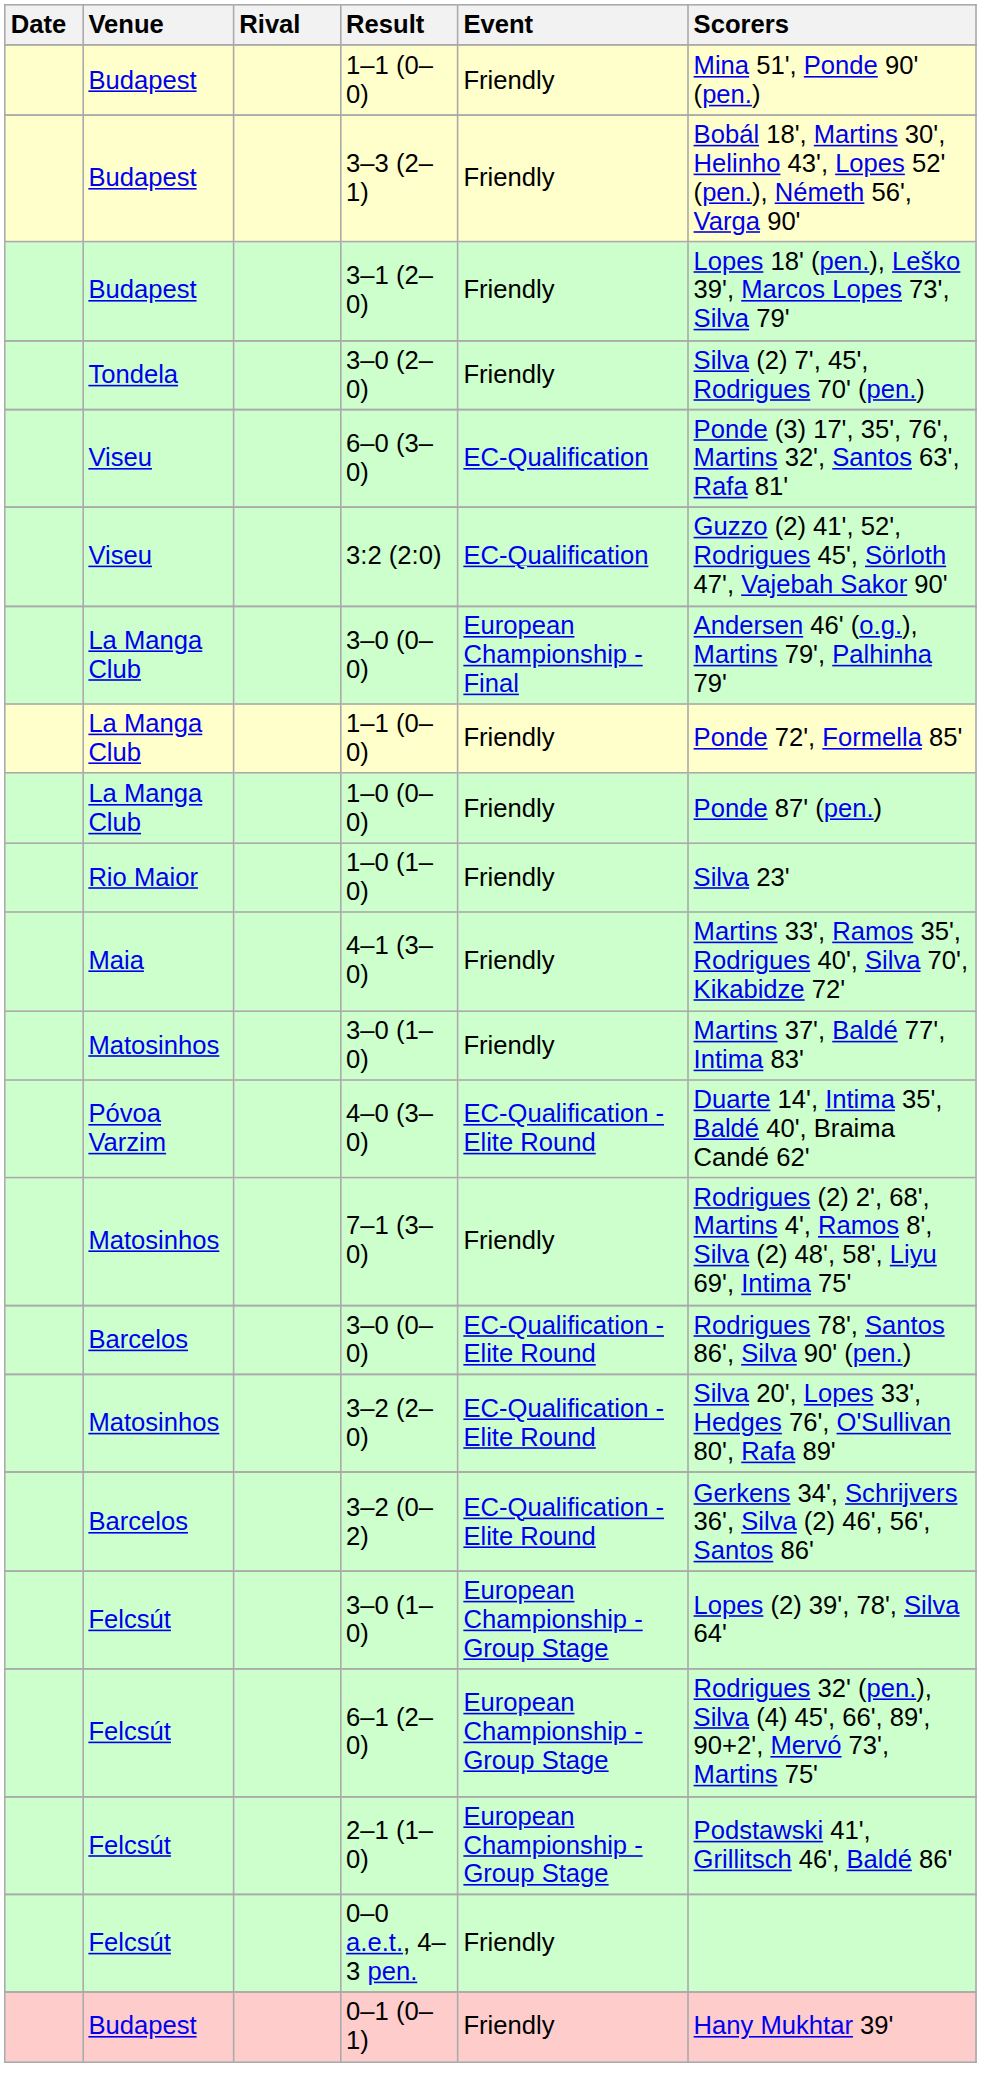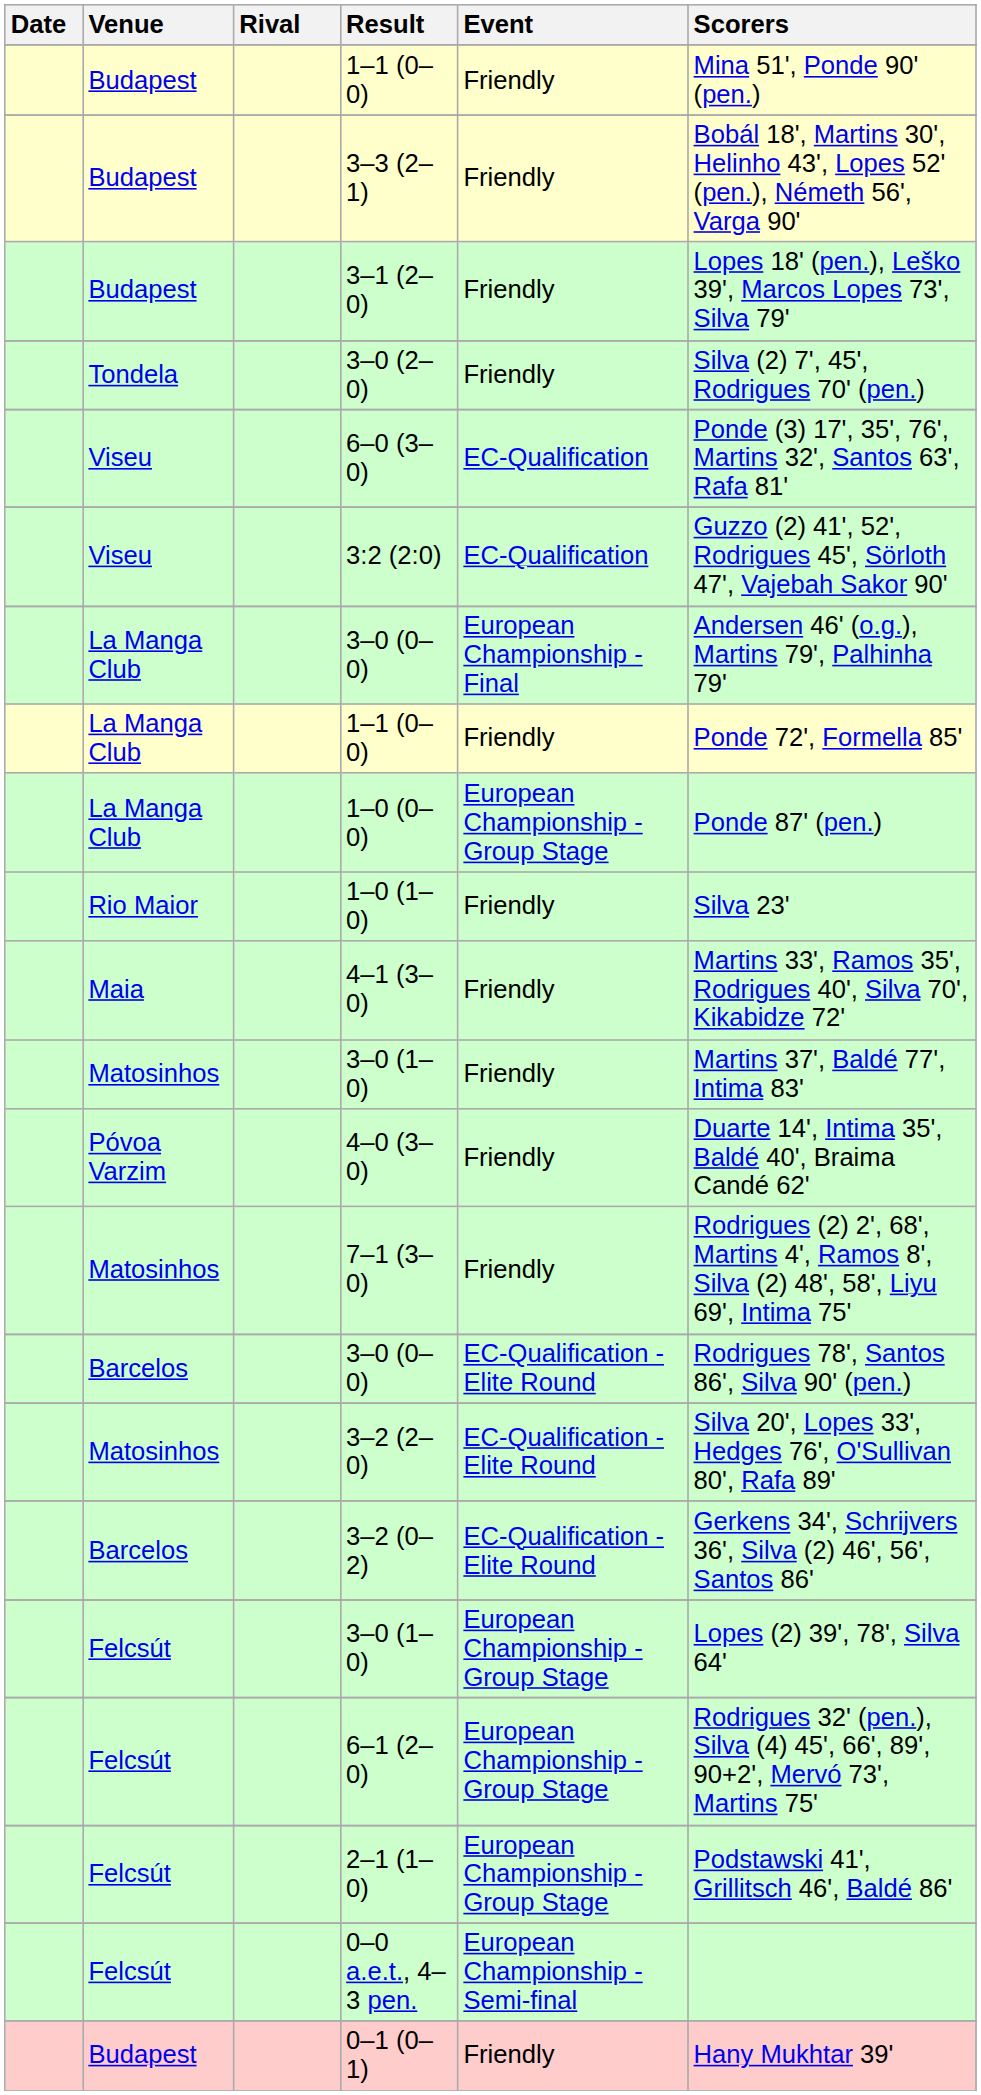(509, 807) Friendly -> (553, 822) European Championship - Group Stage
(564, 1128) EC-Qualification - Elite Round -> (509, 1157) Friendly
(509, 1942) Friendly -> (553, 1971) European Championship - Semi-final
